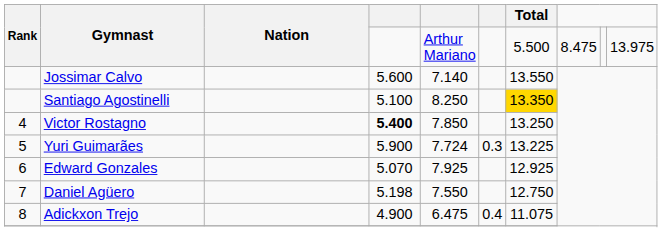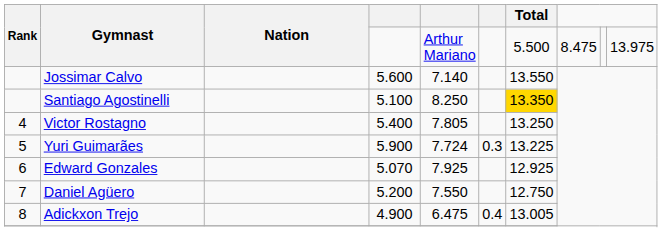(395, 123) bold -> (395, 123) normal
(450, 123) 7.850 -> (450, 123) 7.805
(395, 191) 5.198 -> (395, 191) 5.200
(531, 214) 11.075 -> (531, 214) 13.005
